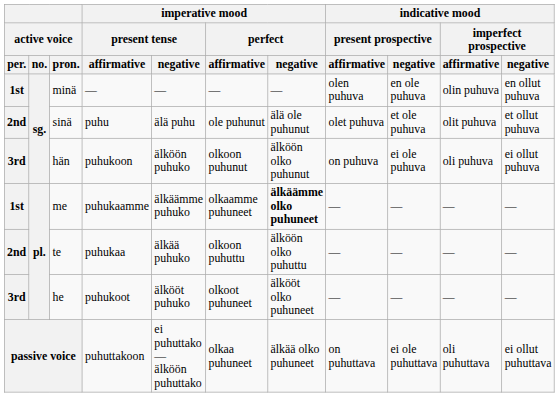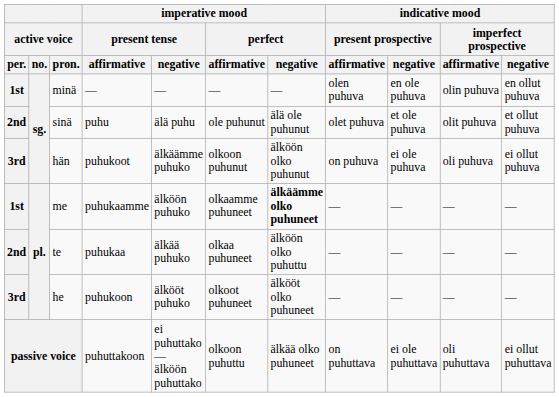(109, 161) puhukoon -> (107, 161) puhukoot
(172, 161) älköön puhuko -> (179, 161) älkäämme puhuko
(179, 206) älkäämme puhuko -> (172, 206) älköön puhuko
(227, 251) olkoon puhuttu -> (230, 251) olkaa puhuneet
(107, 297) puhukoot -> (109, 297) puhukoon
(230, 356) olkaa puhuneet -> (227, 356) olkoon puhuttu
